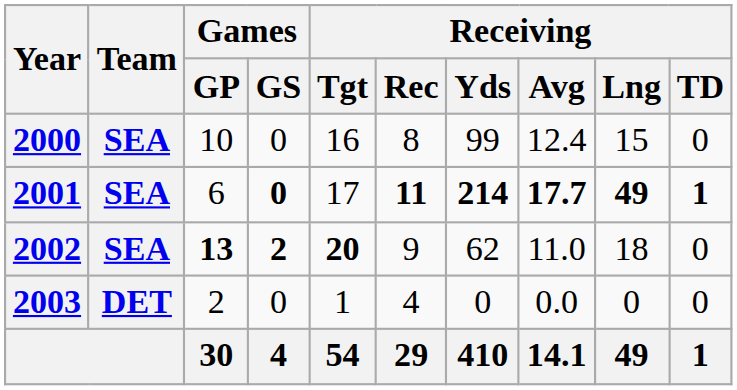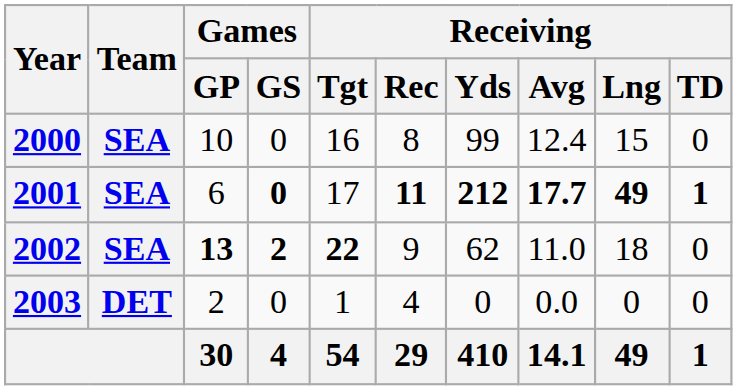(483, 193) 214 -> (483, 193) 212
(342, 247) 20 -> (342, 247) 22
